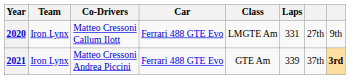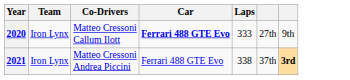- column: (253, 12)
(182, 34) normal -> (186, 34) bold
(292, 34) 331 -> (245, 34) 333
(292, 61) 339 -> (245, 61) 338
